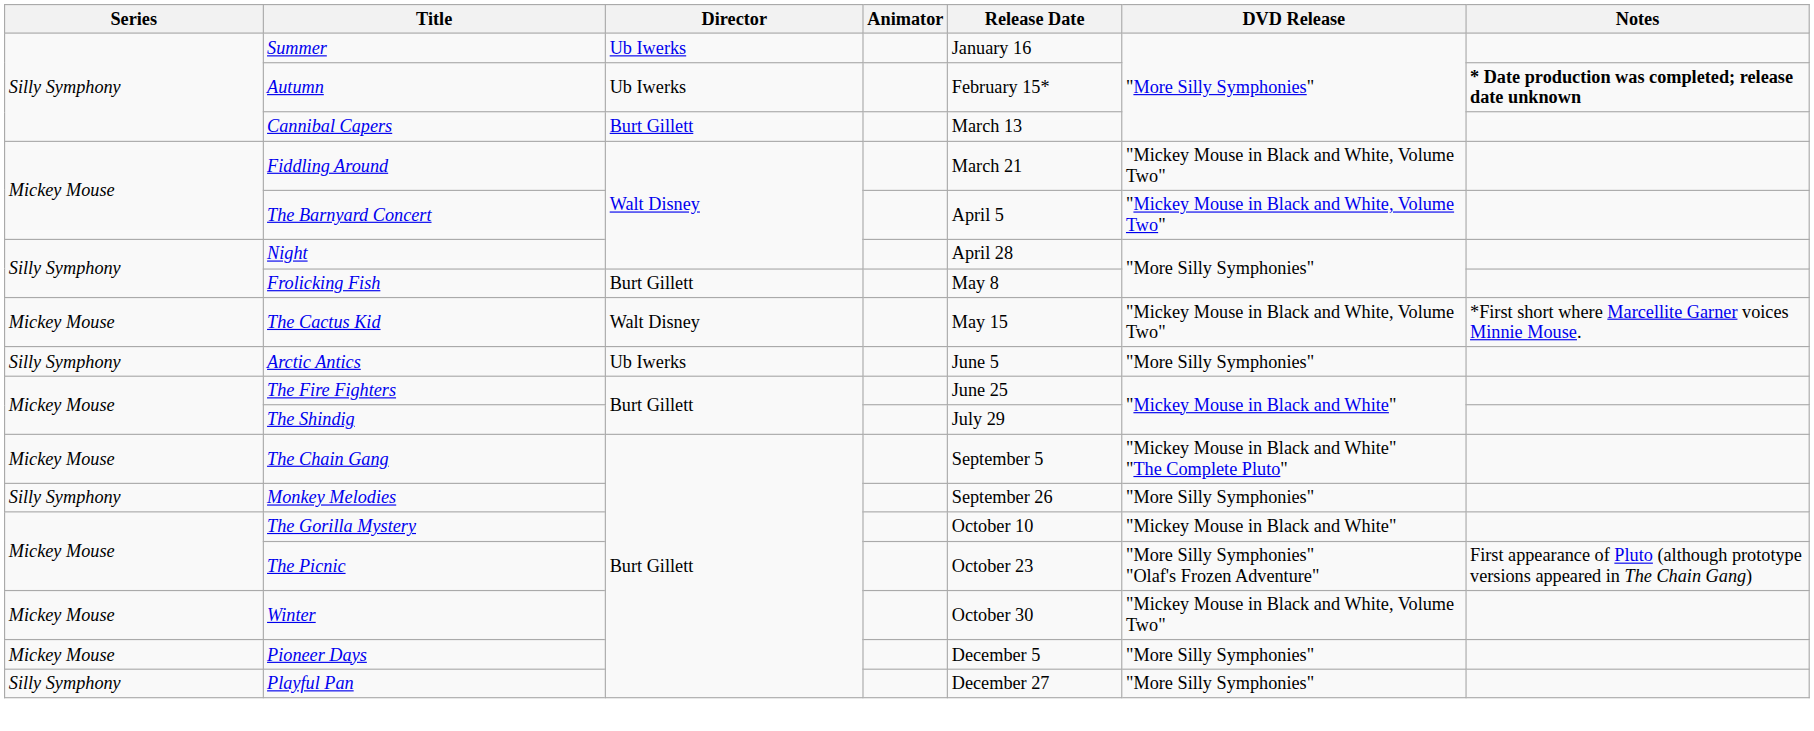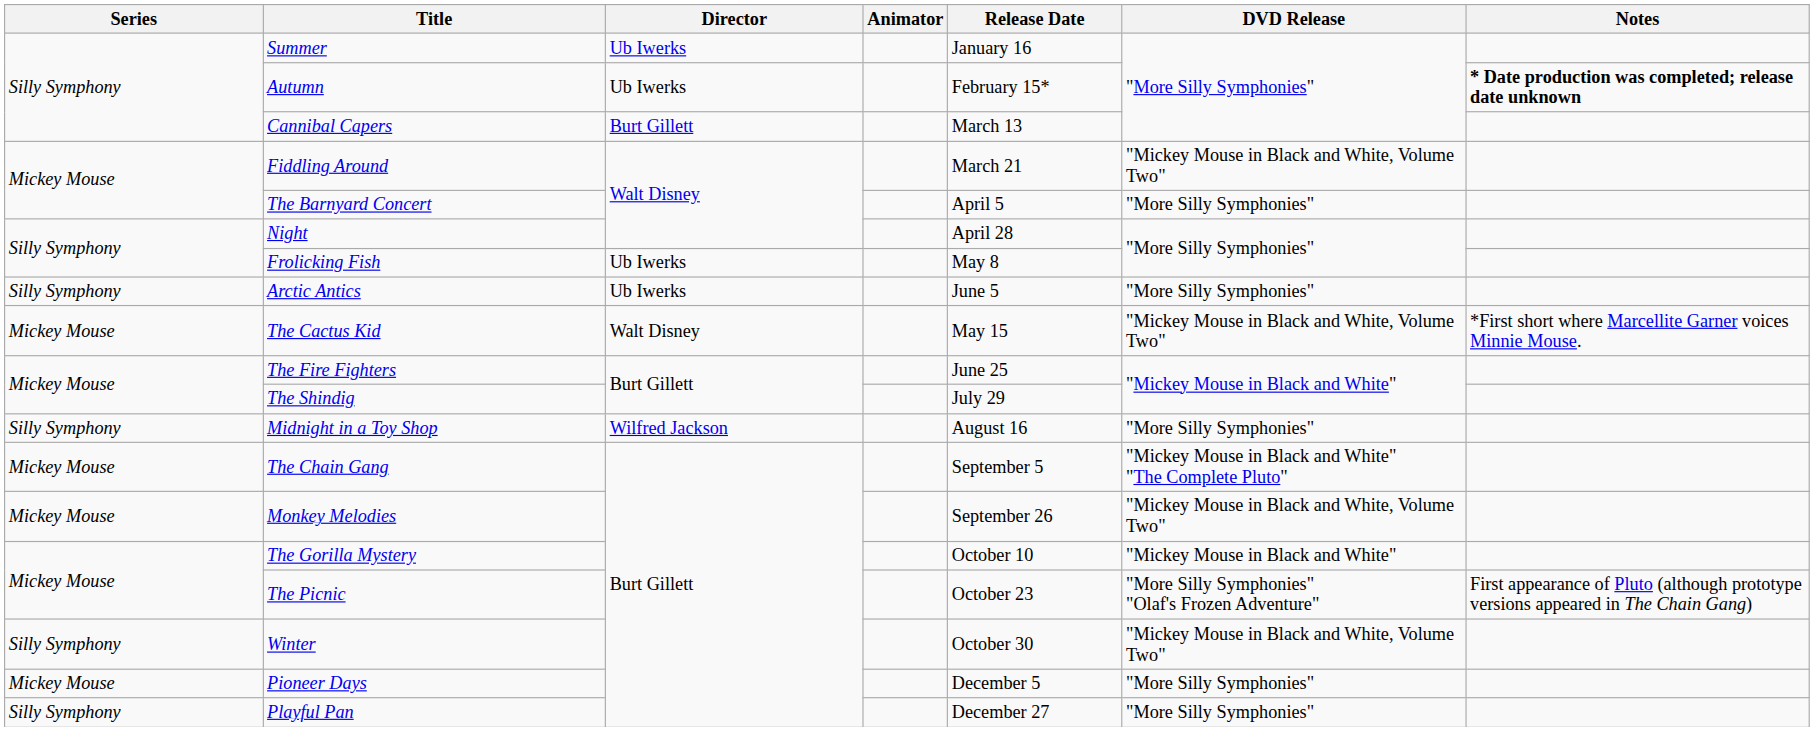(1290, 214) "Mickey Mouse in Black and White, Volume Two" -> (1220, 204) "More Silly Symphonies"
(651, 283) Burt Gillett -> (648, 262) Ub Iwerks
rows swapped: (324, 322) <-> (314, 361)
+ row: (352, 427)
(65, 497) Silly Symphony -> (62, 516) Mickey Mouse
(1220, 497) "More Silly Symphonies" -> (1290, 516) "Mickey Mouse in Black and White, Volume Two"
(62, 615) Mickey Mouse -> (65, 644) Silly Symphony
